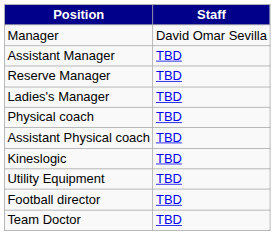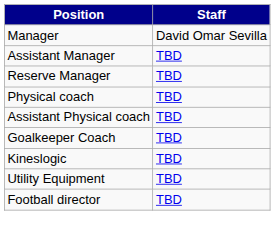- row: (58, 96)
+ row: (61, 138)
- row: (44, 220)
